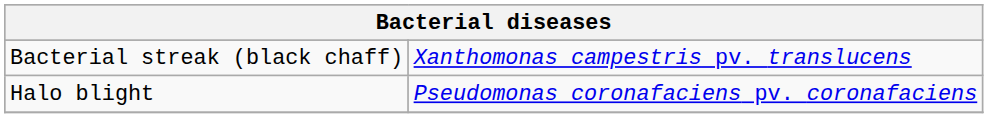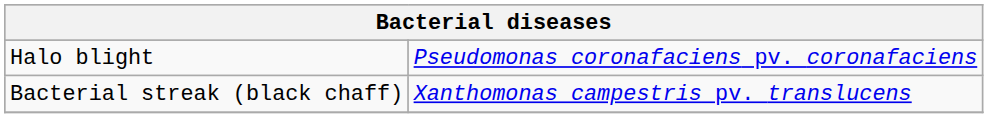rows swapped: (207, 58) <-> (82, 94)
